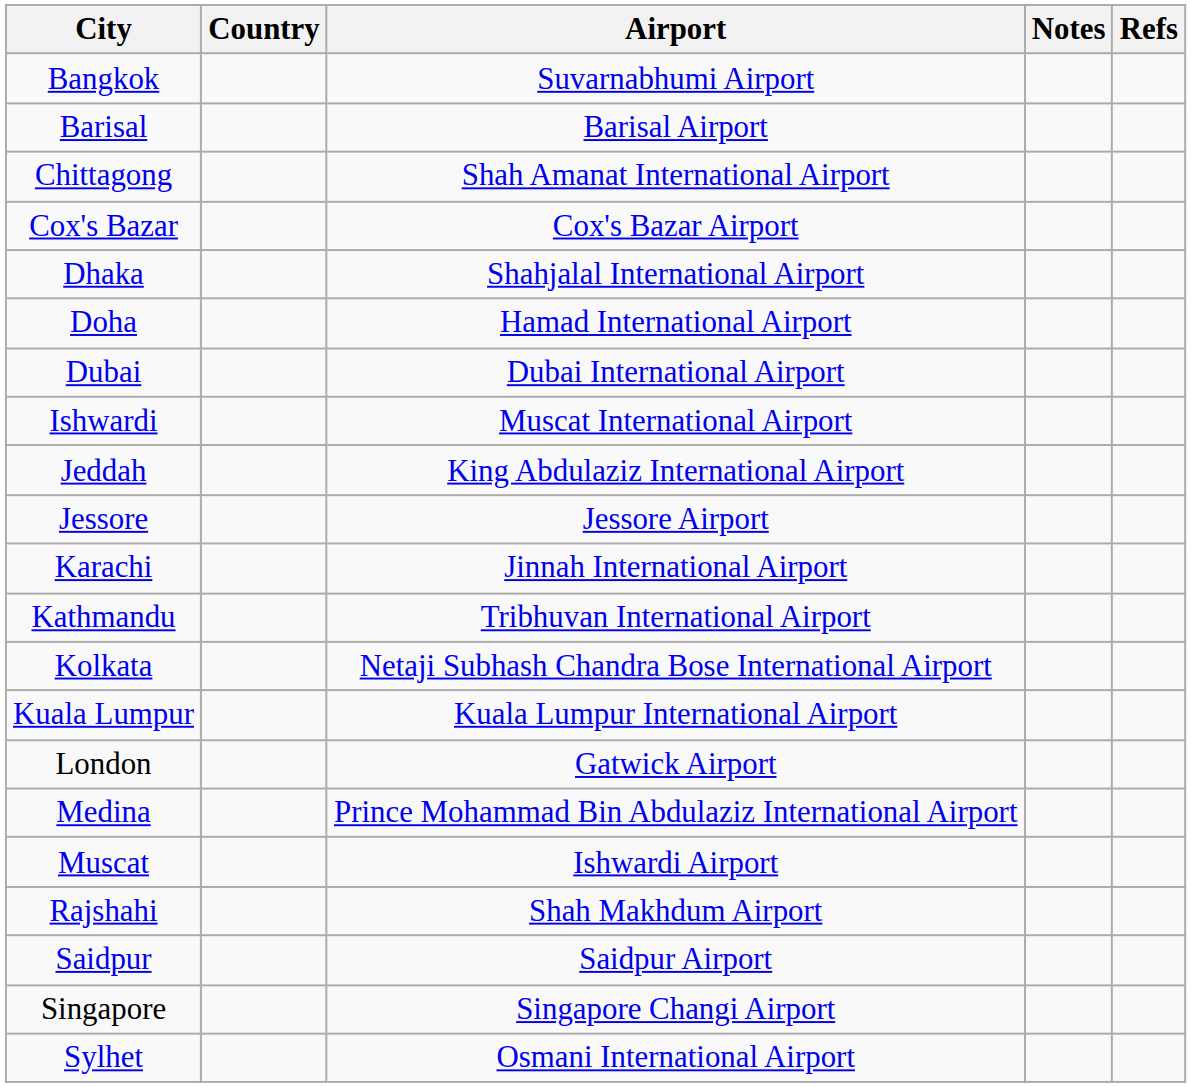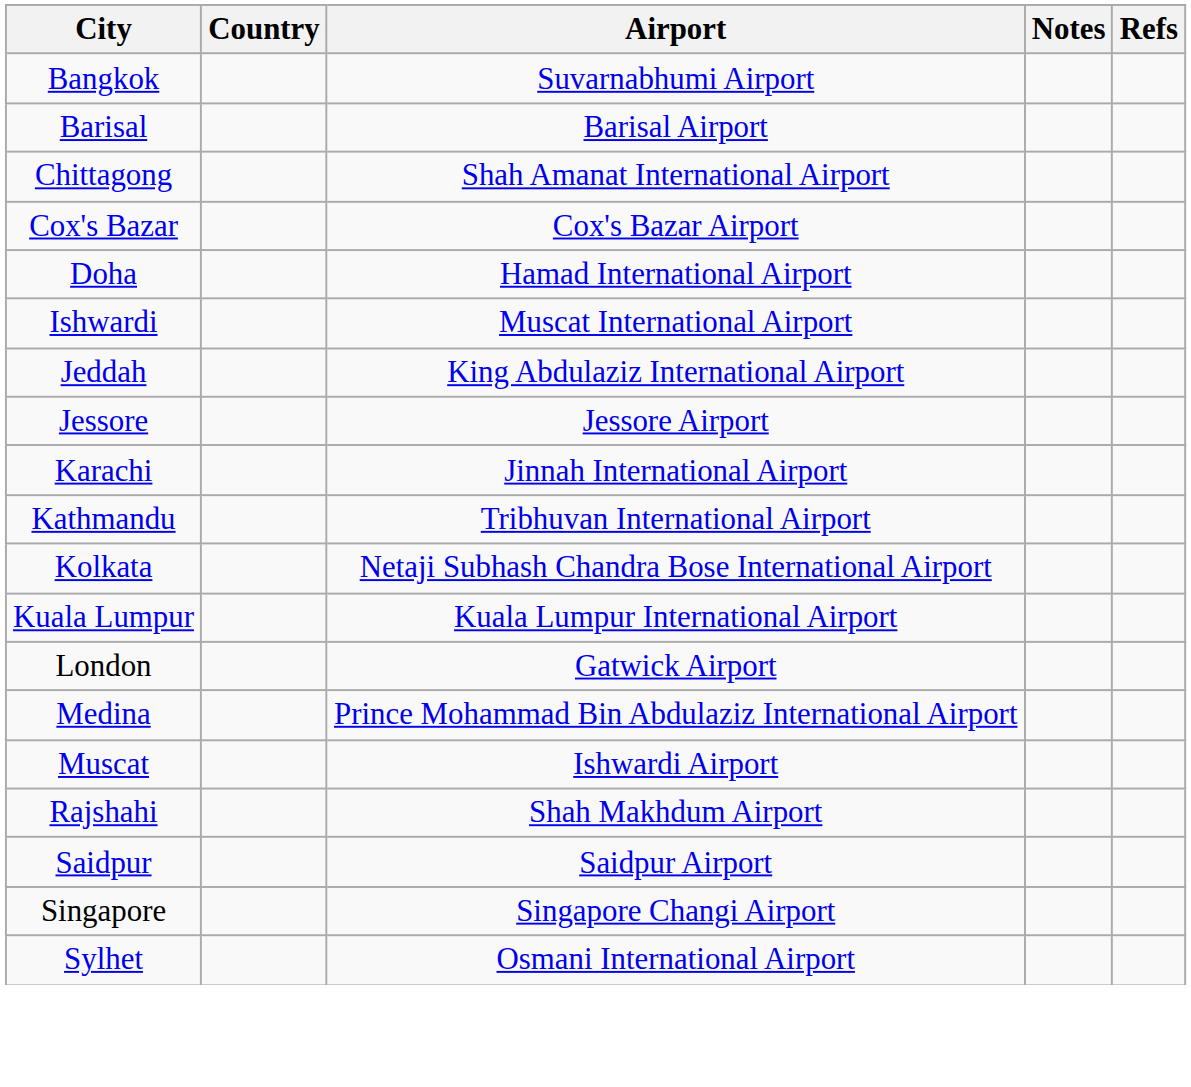- row: (104, 273)
- row: (104, 371)
